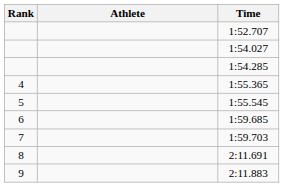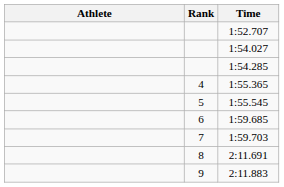columns swapped: (21, 13) <-> (128, 13)
